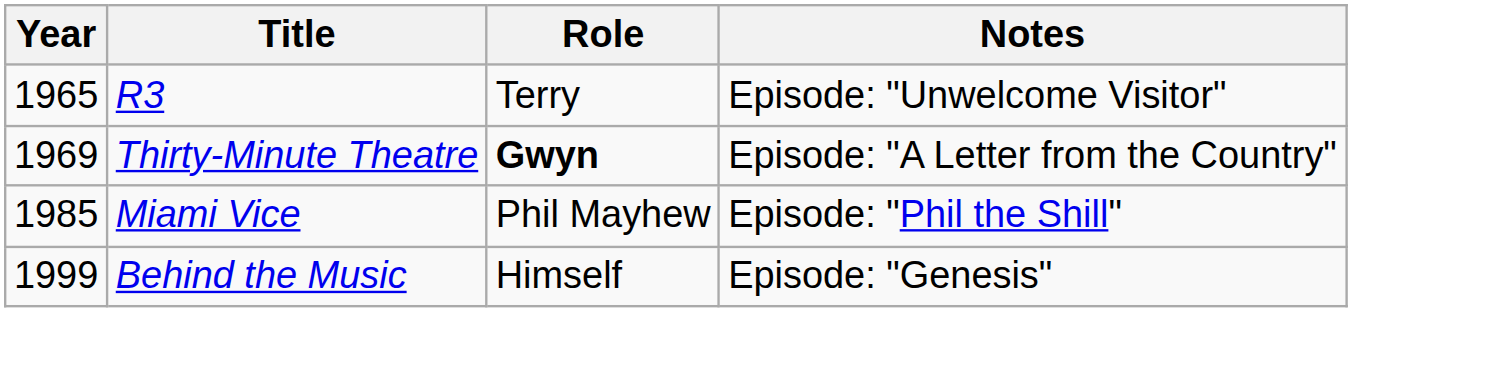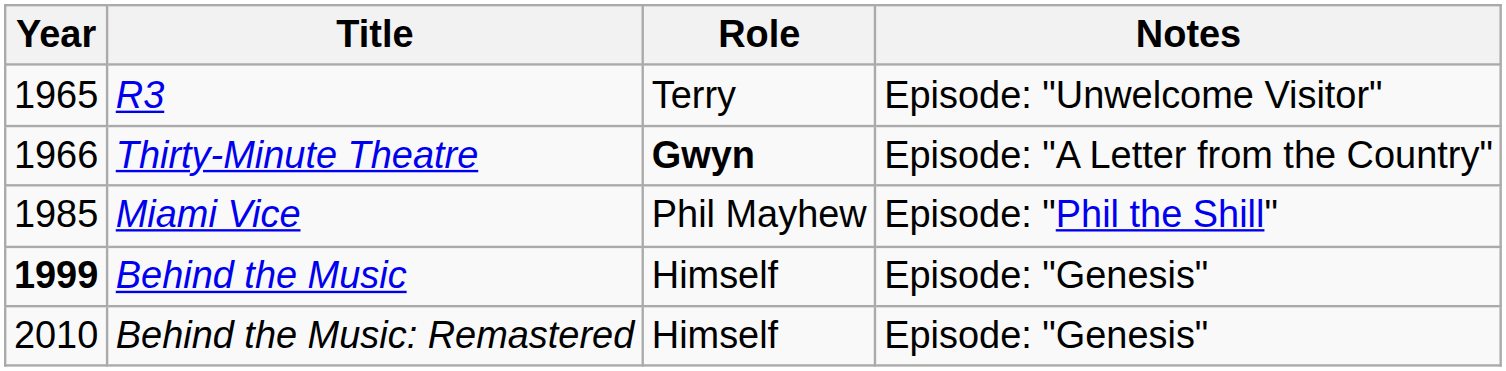(56, 154) 1969 -> (56, 154) 1966
(56, 275) normal -> (56, 275) bold
+ row: (375, 335)
